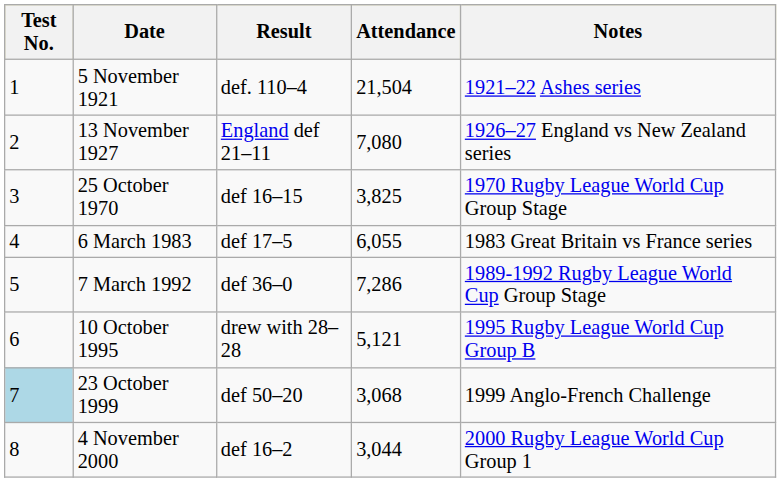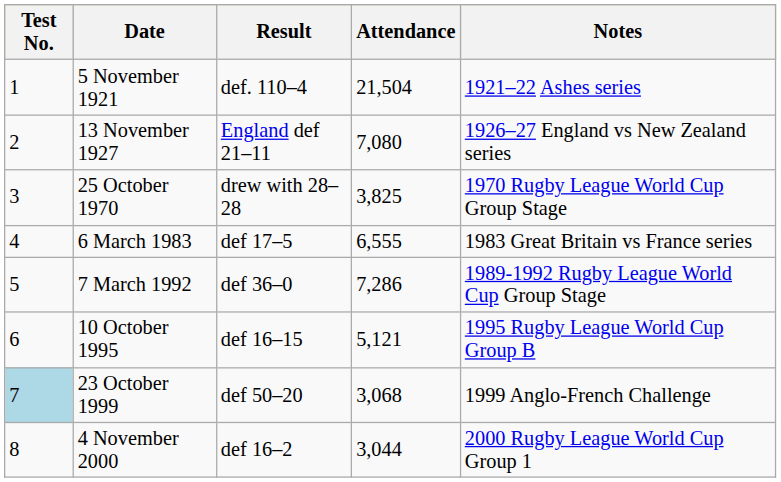(262, 197) def 16–15 -> (280, 197) drew with 28–28
(379, 240) 6,055 -> (379, 240) 6,555
(280, 339) drew with 28–28 -> (262, 339) def 16–15
